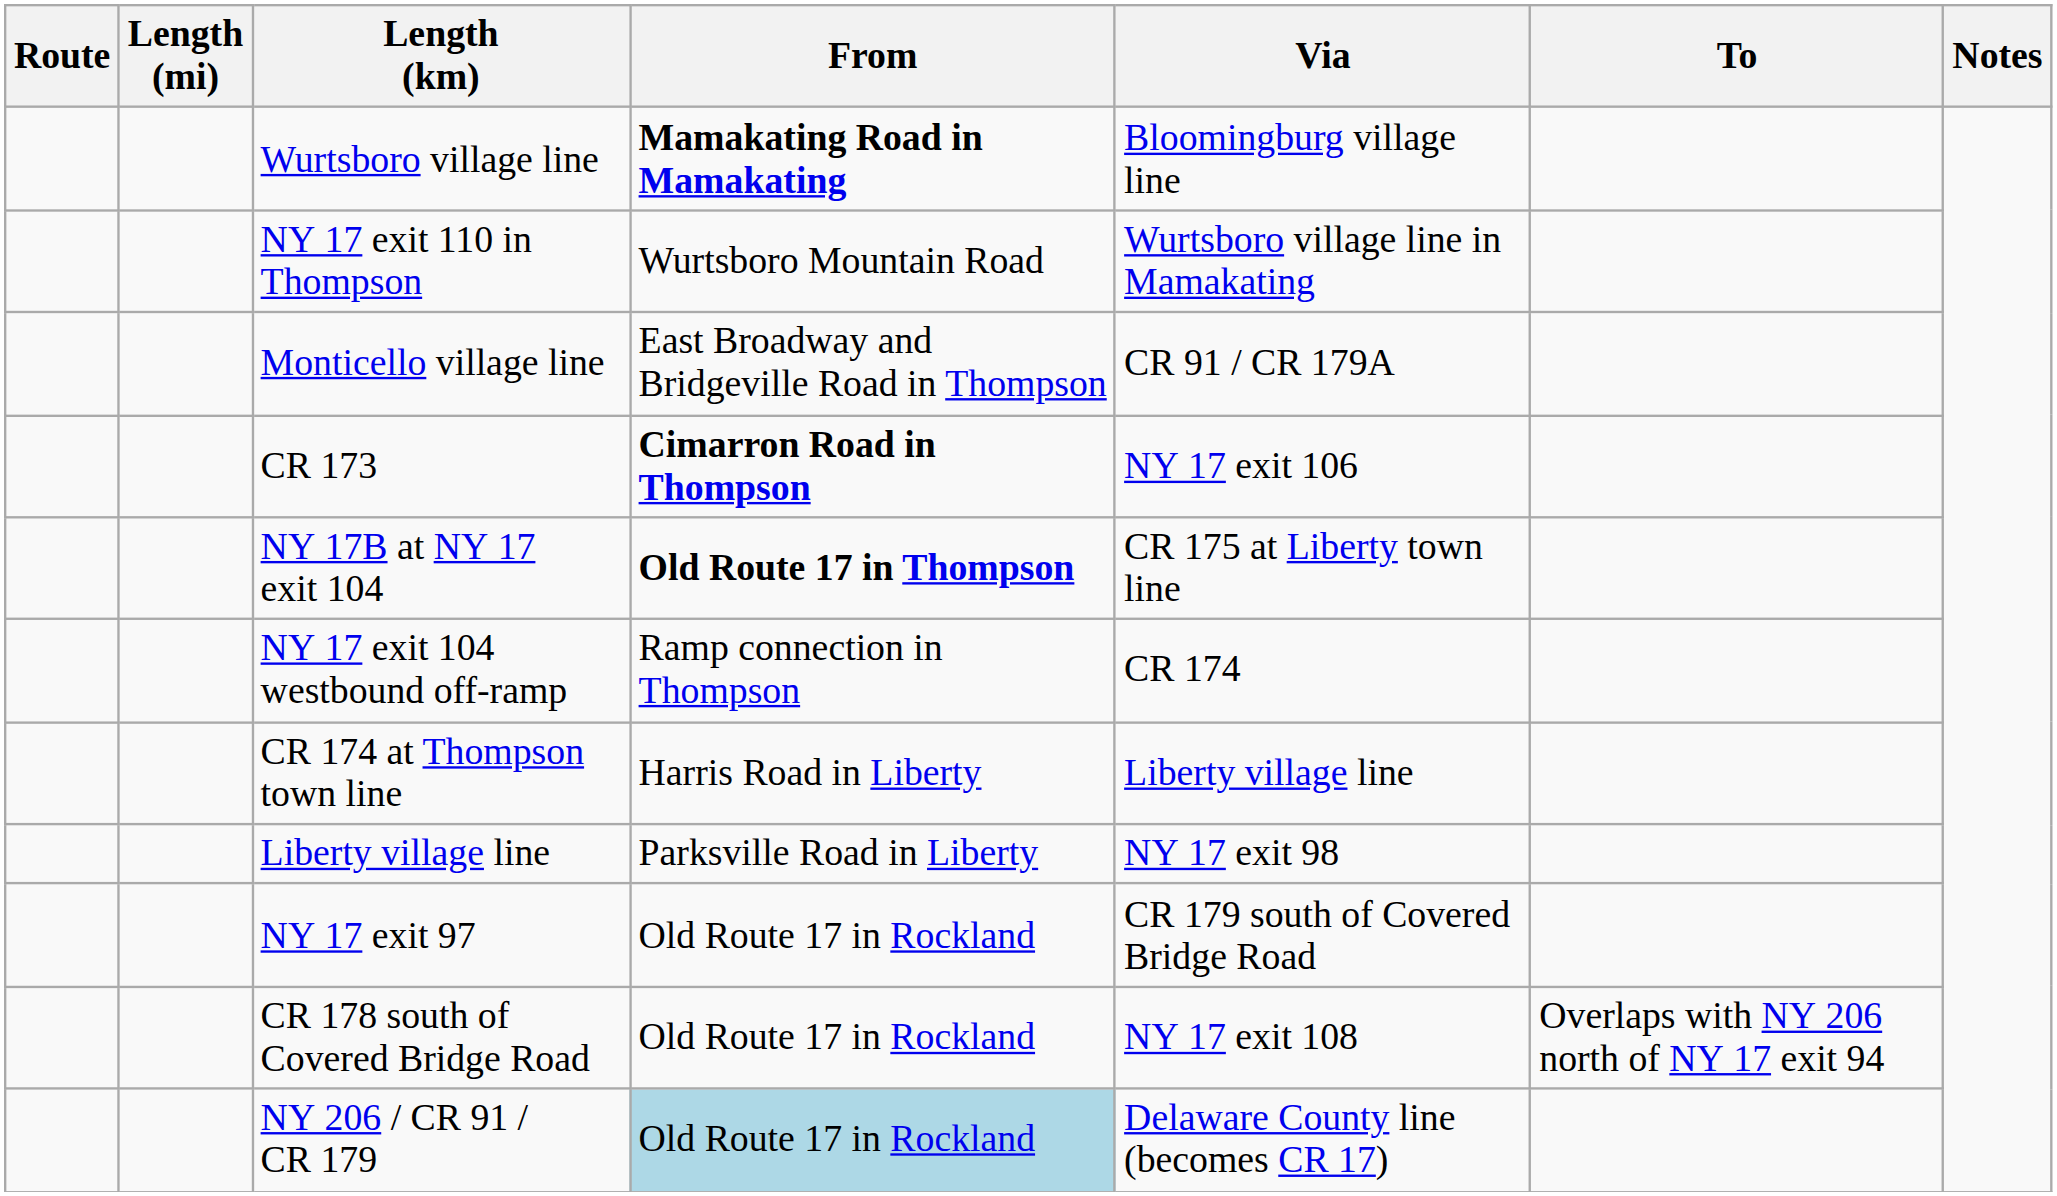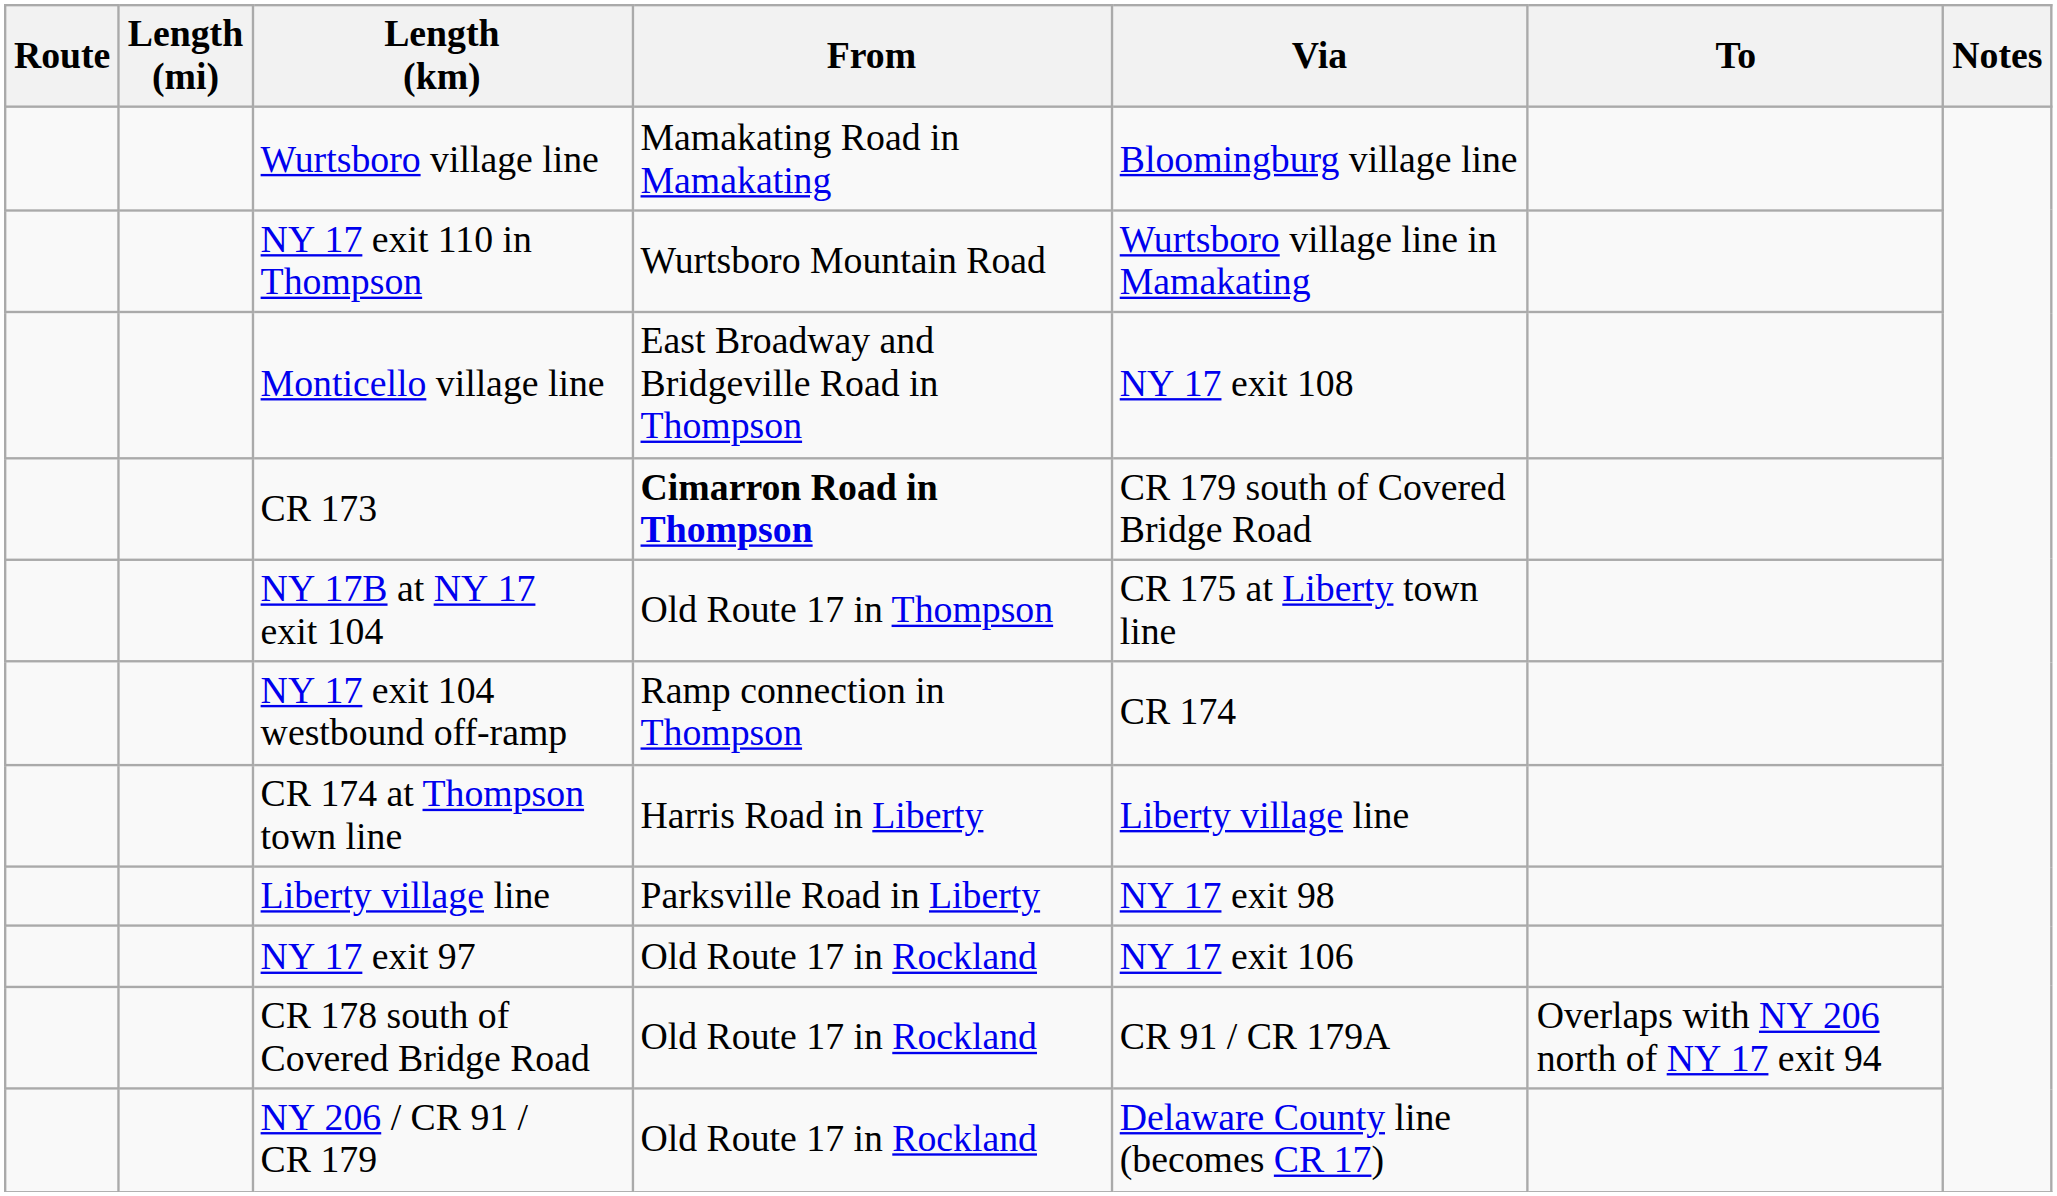(811, 158) bold -> (800, 158) normal
(1259, 362) CR 91 / CR 179A -> (1237, 384) NY 17 exit 108
(1241, 465) NY 17 exit 106 -> (1313, 507) CR 179 south of Covered Bridge Road
(856, 567) bold -> (847, 609) normal
(1317, 934) CR 179 south of Covered Bridge Road -> (1237, 955) NY 17 exit 106
(1241, 1036) NY 17 exit 108 -> (1255, 1036) CR 91 / CR 179A
(837, 1139) lightblue background -> (839, 1139) no background
